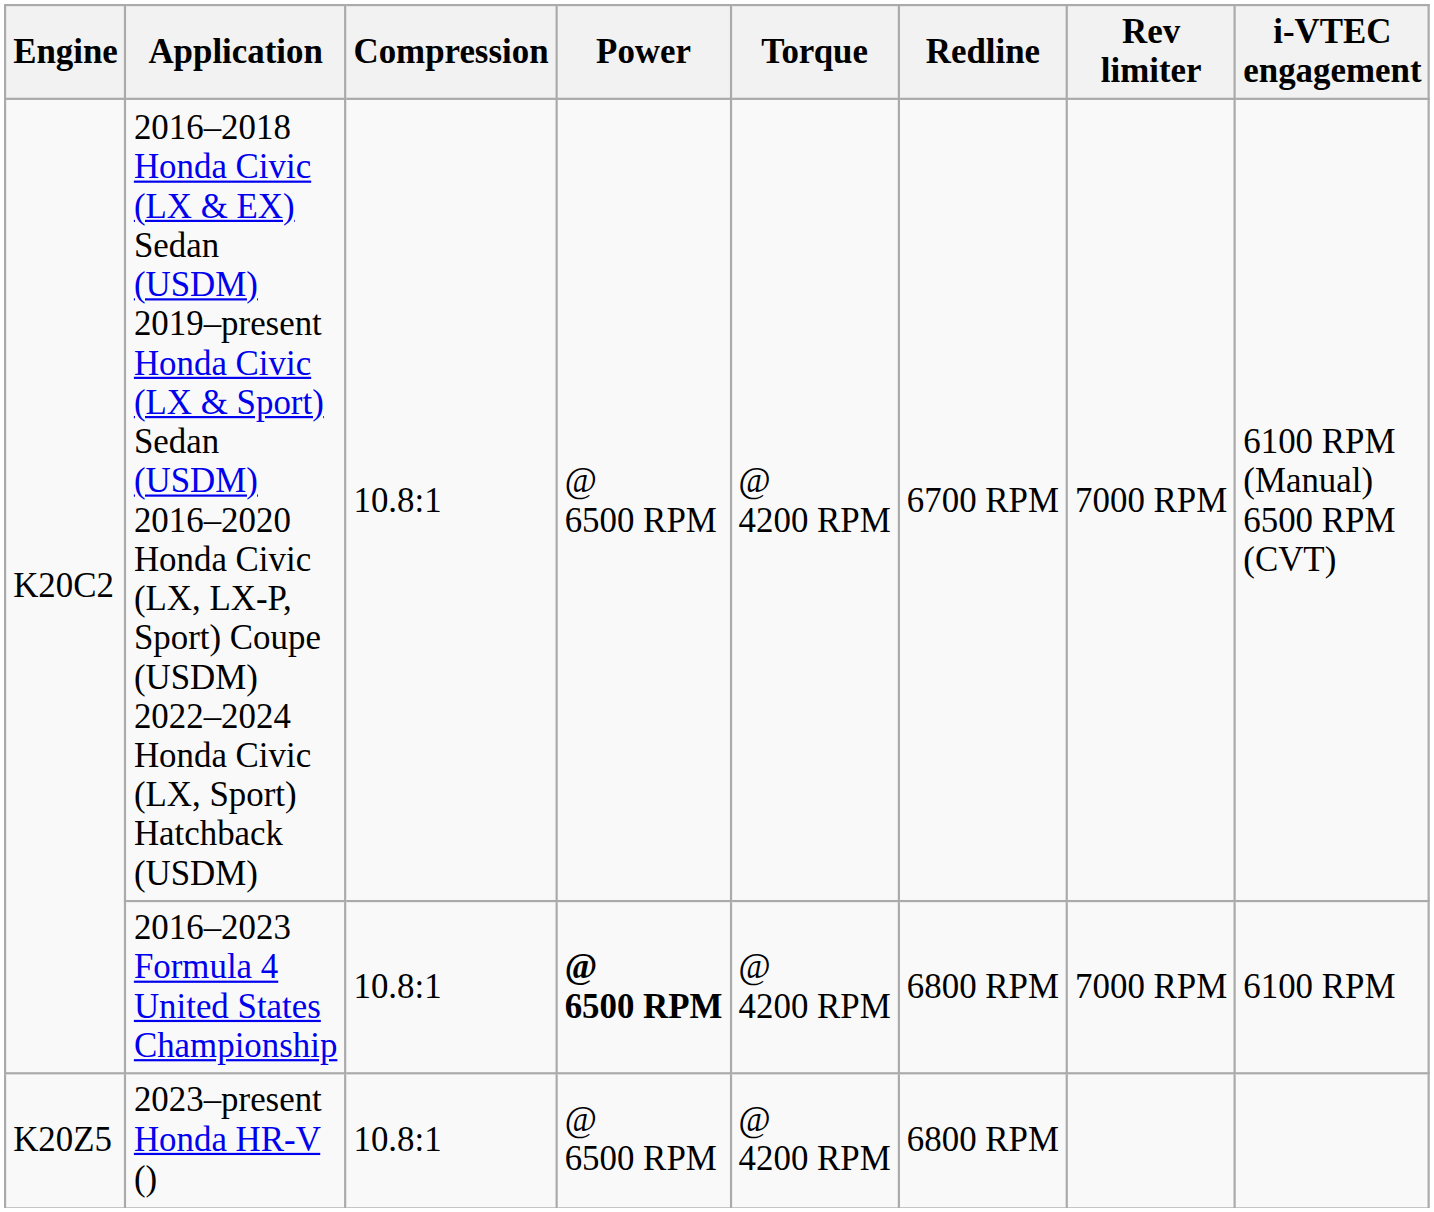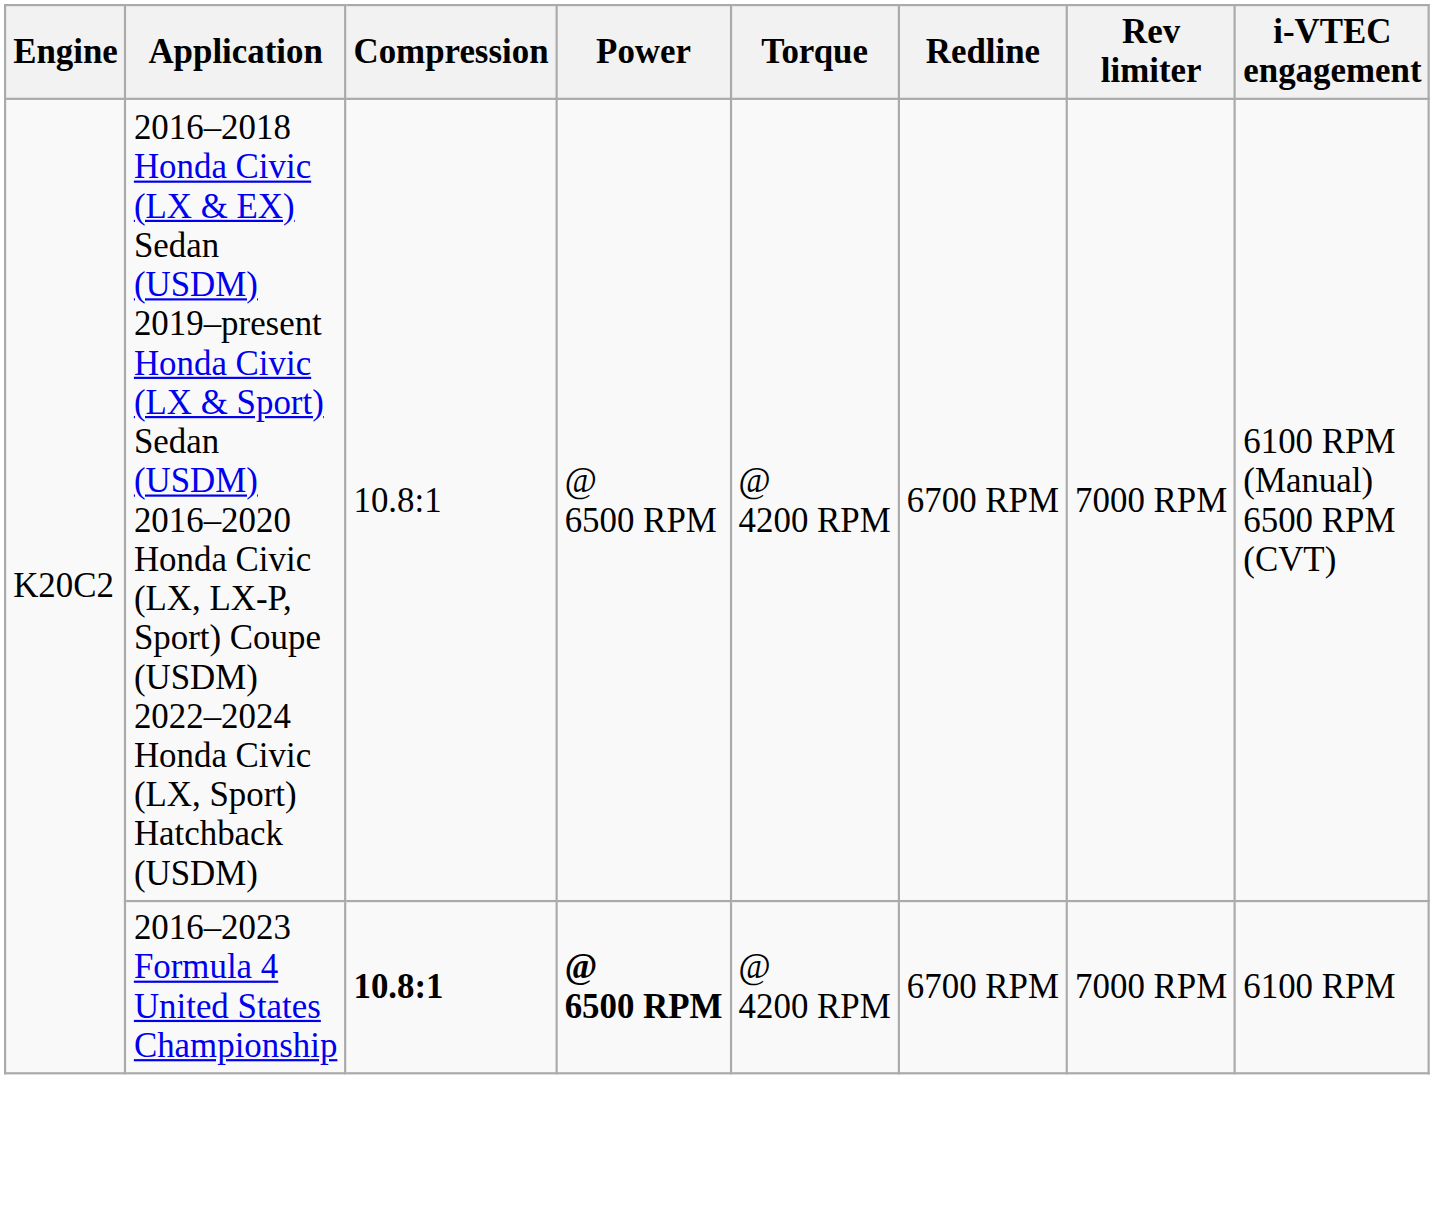(398, 986) normal -> (398, 986) bold
(983, 986) 6800 RPM -> (983, 986) 6700 RPM
- row: (228, 1139)
